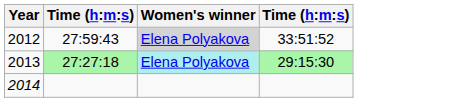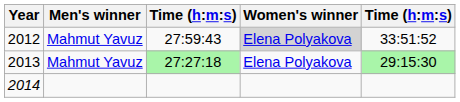+ column: (95, 16)
(195, 62) paleturquoise background -> (297, 62) no background
